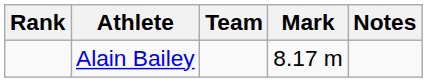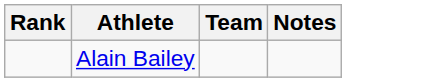- column: (308, 22)
